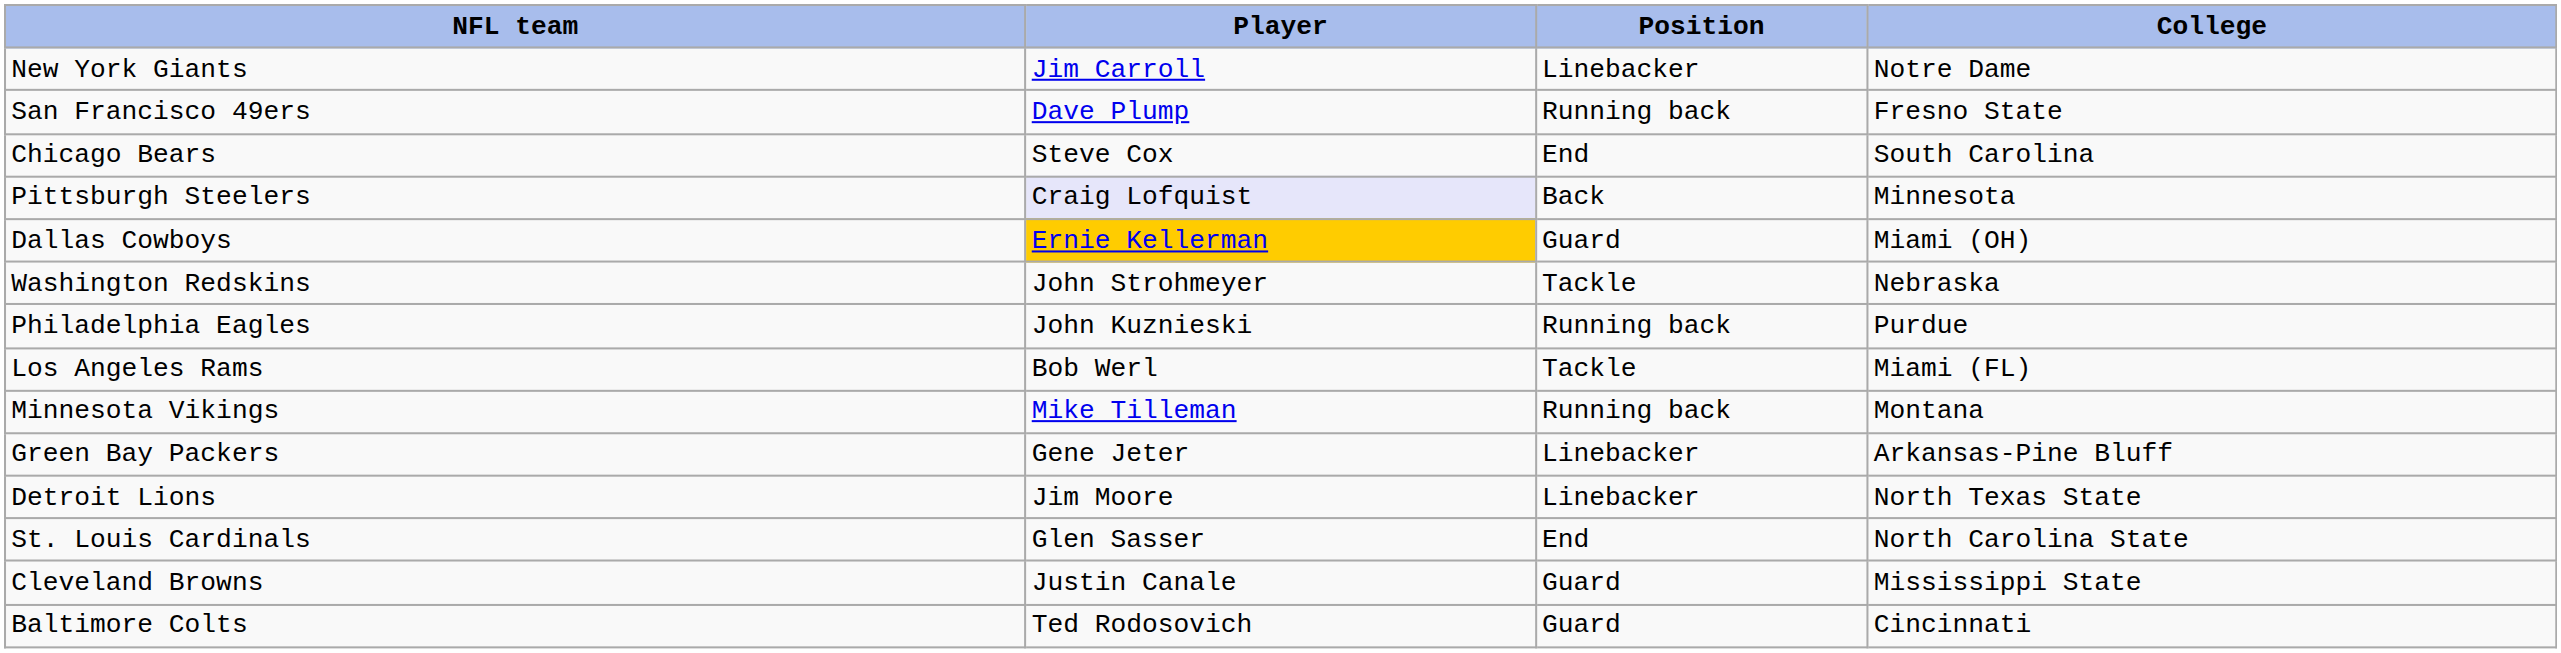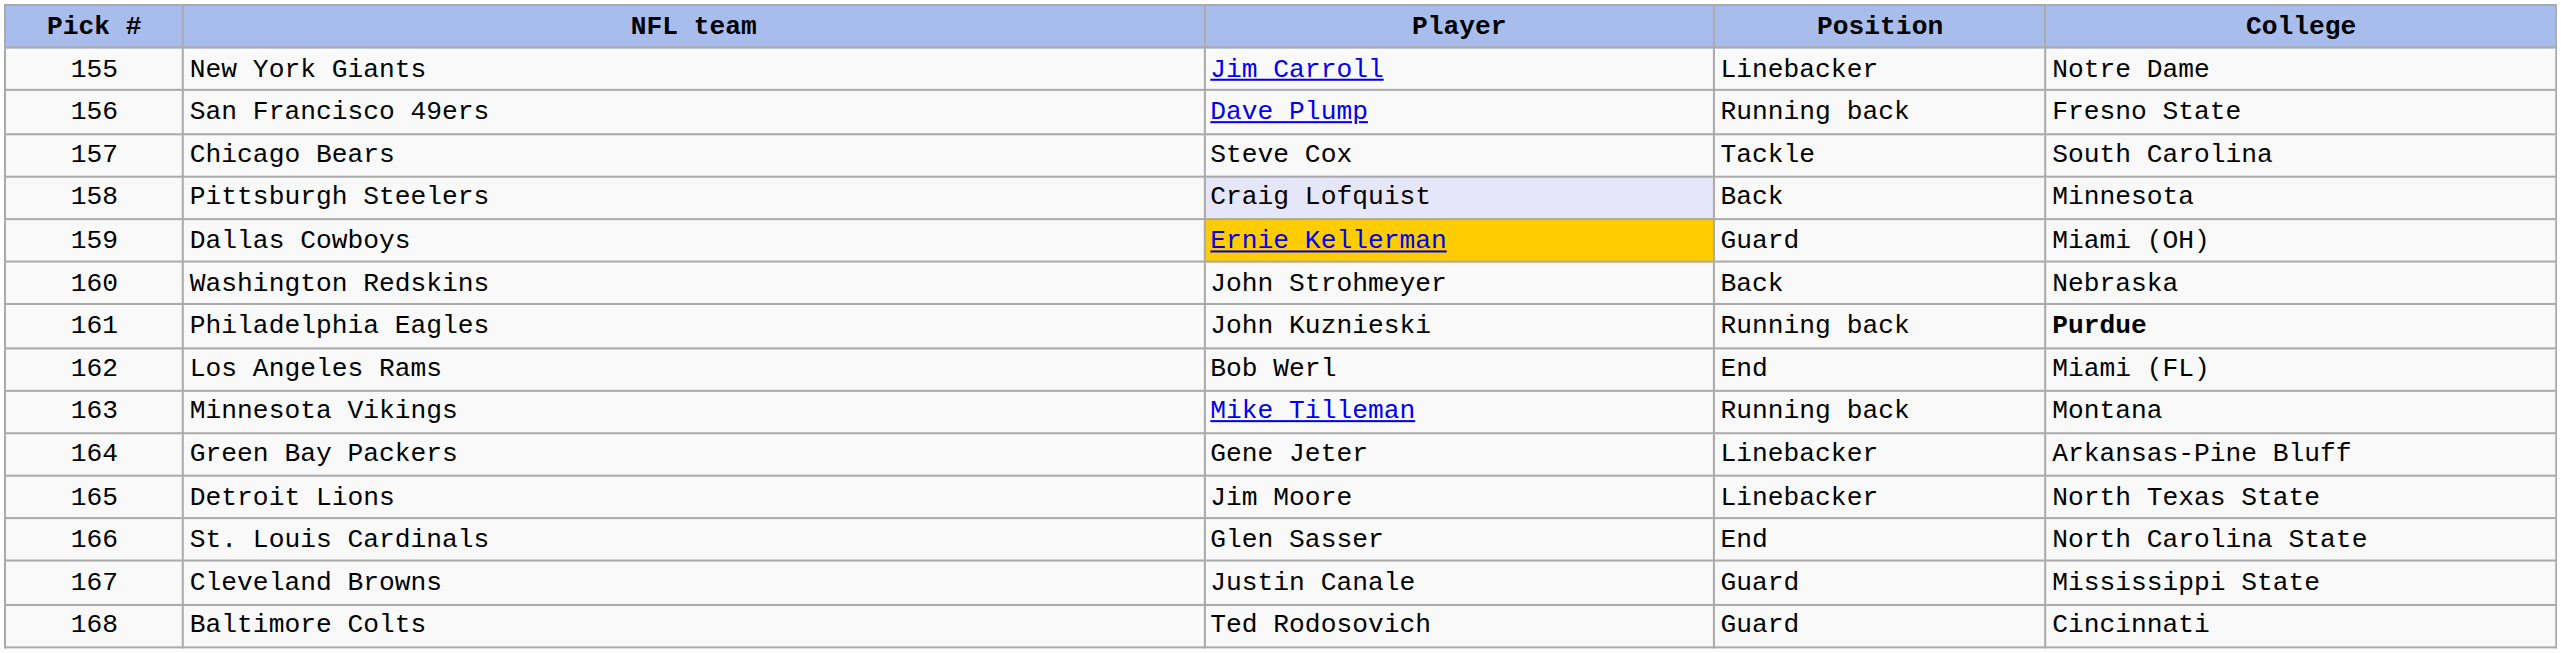+ column: (94, 26)
(1566, 155) End -> (1768, 155) Tackle
(1589, 283) Tackle -> (1752, 283) Back
(1921, 326) normal -> (2099, 326) bold
(1589, 369) Tackle -> (1744, 369) End
